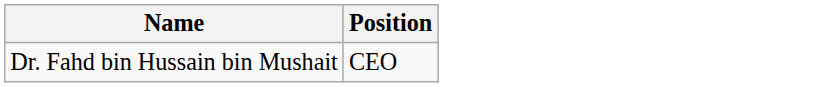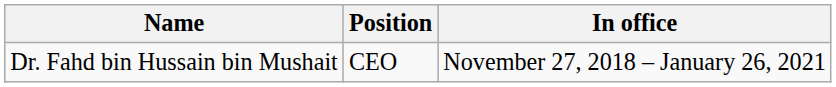+ column: (635, 23)
